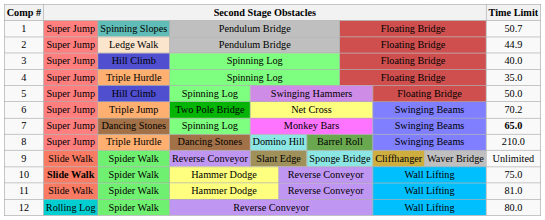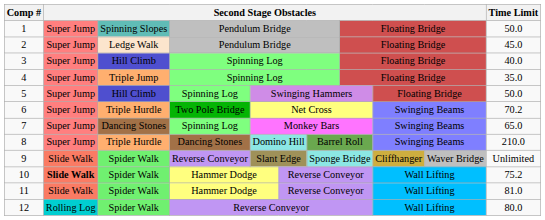(513, 28) 50.7 -> (513, 28) 50.0
(513, 45) 44.9 -> (513, 45) 45.0
(134, 77) Triple Hurdle -> (134, 77) Triple Jump
(134, 110) Triple Jump -> (134, 110) Triple Hurdle
(513, 126) bold -> (513, 126) normal
(513, 175) 75.0 -> (513, 175) 75.2
